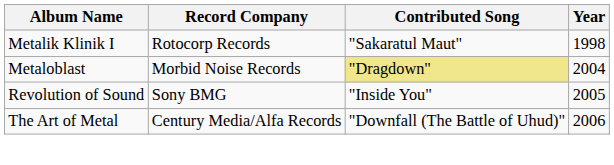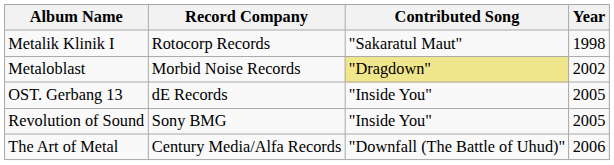(589, 69) 2004 -> (589, 69) 2002
+ row: (65, 95)
